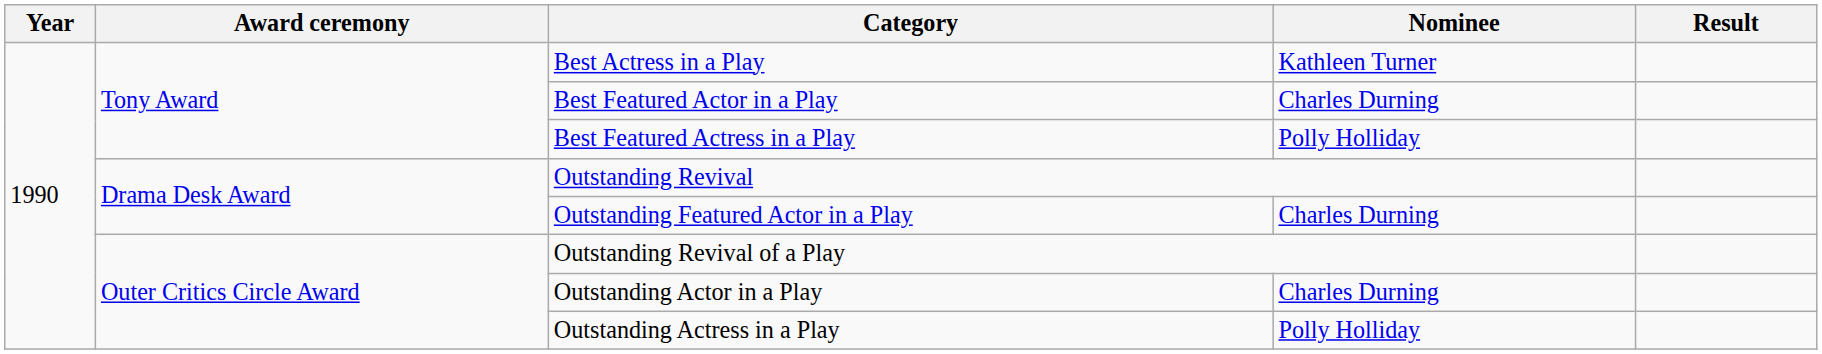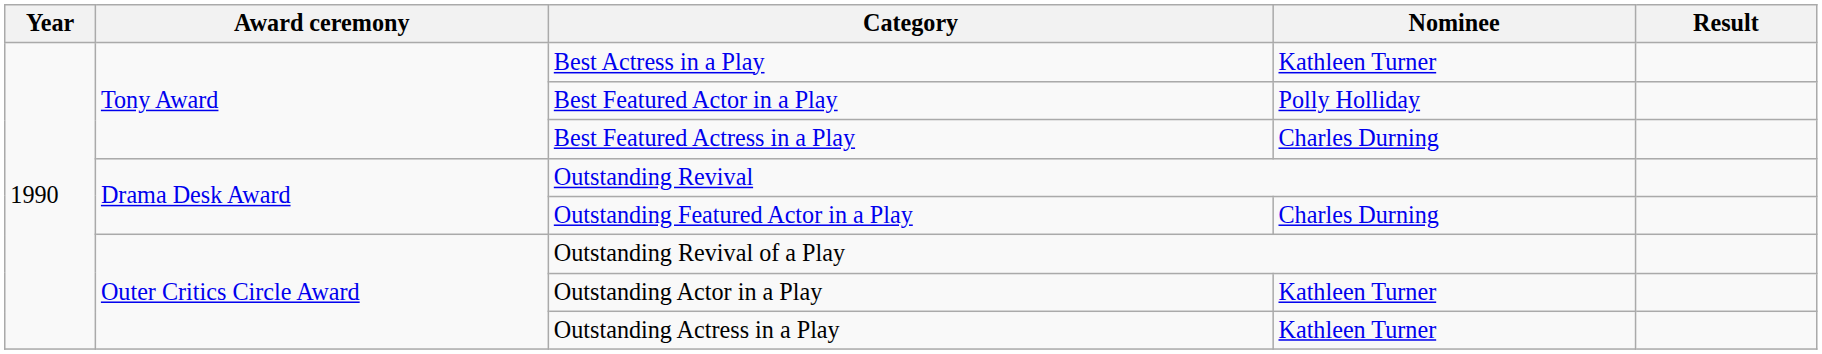(1359, 100) Charles Durning -> (1349, 100) Polly Holliday
(1349, 138) Polly Holliday -> (1359, 138) Charles Durning
(1359, 291) Charles Durning -> (1357, 291) Kathleen Turner
(1349, 330) Polly Holliday -> (1357, 330) Kathleen Turner
